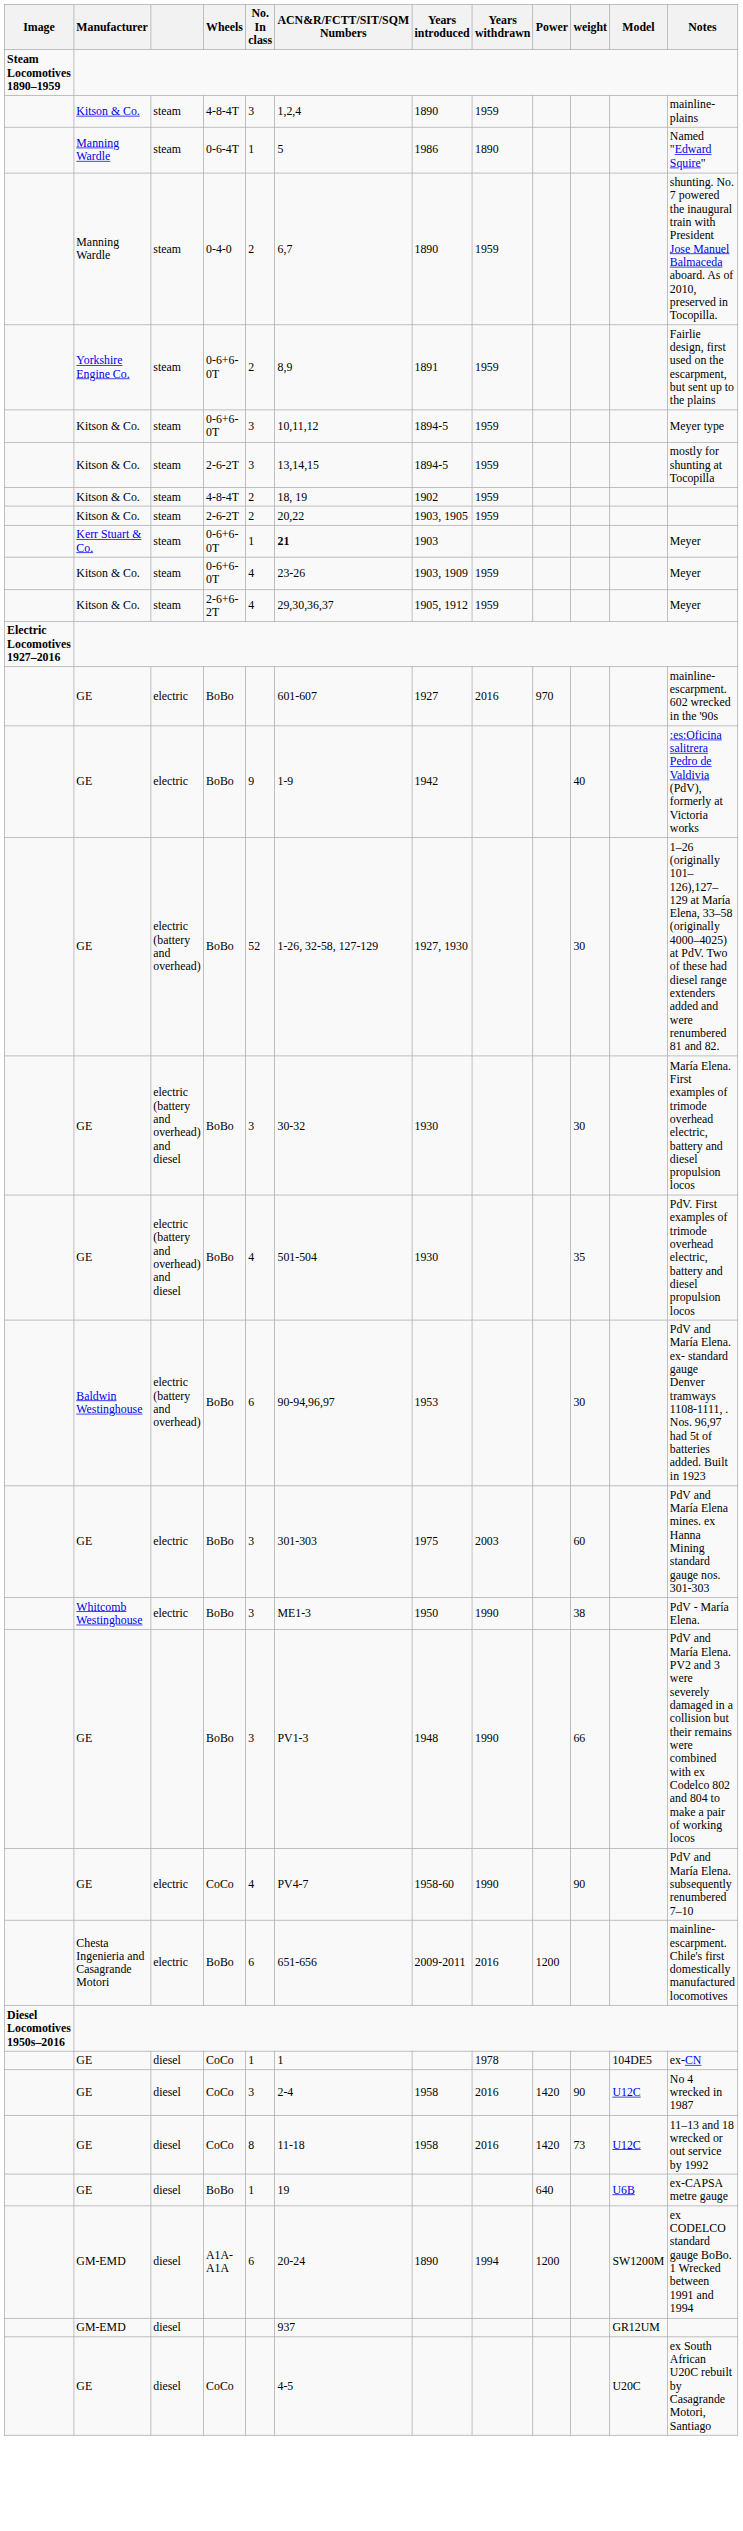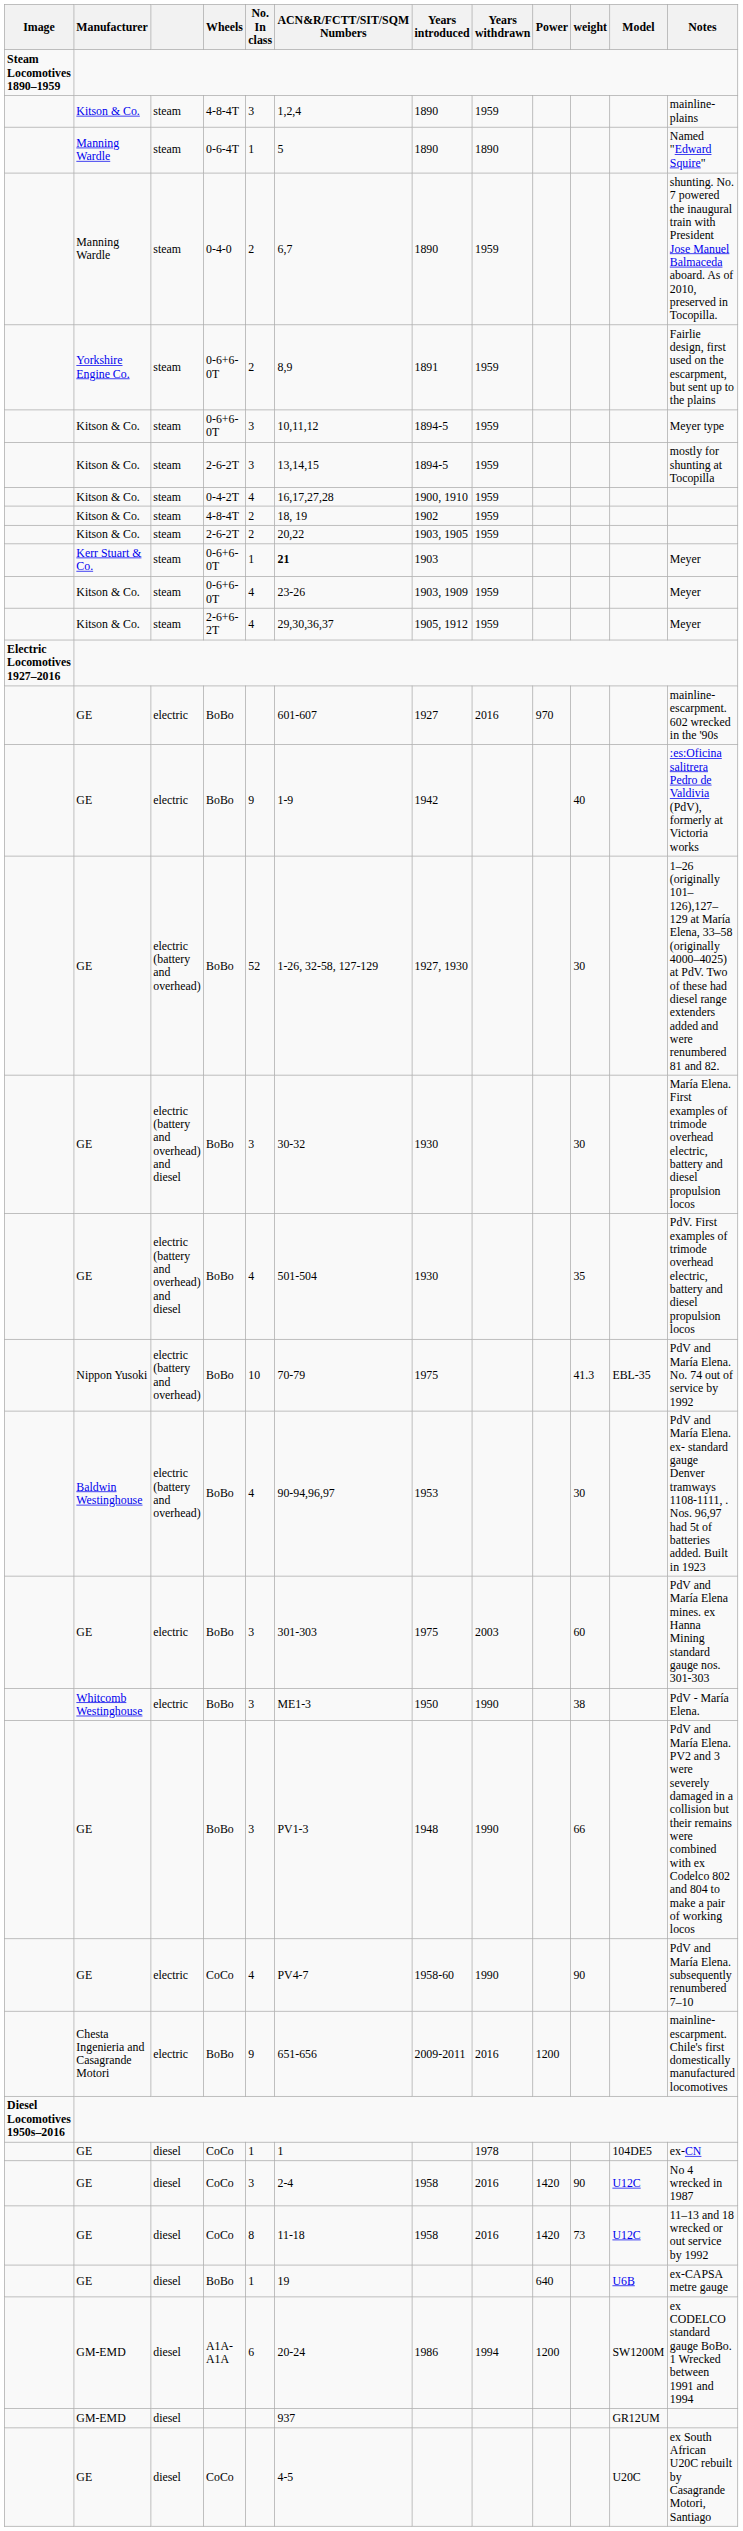(426, 150) 1986 -> (426, 150) 1890
+ row: (108, 497)
+ row: (112, 1375)
(251, 1402) 6 -> (251, 1493) 4
(251, 1963) 6 -> (251, 2053) 9
(426, 2262) 1890 -> (426, 2353) 1986
